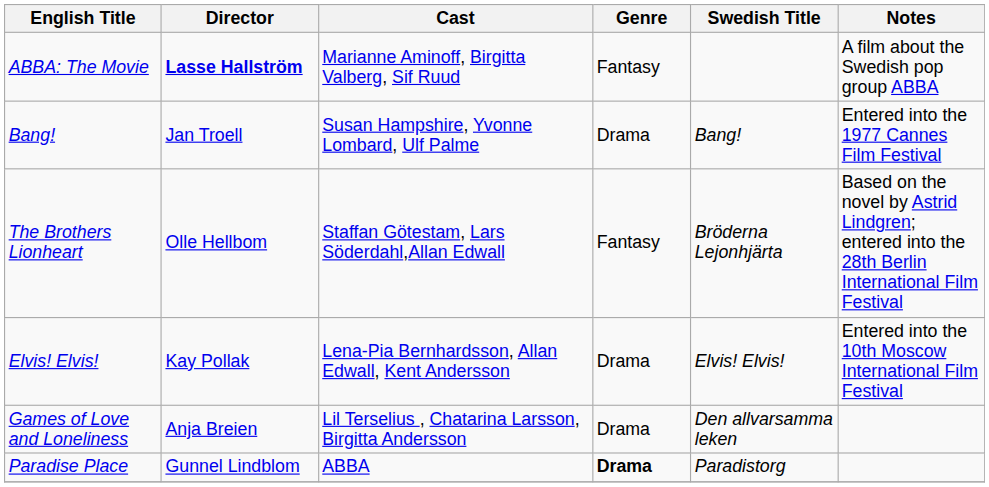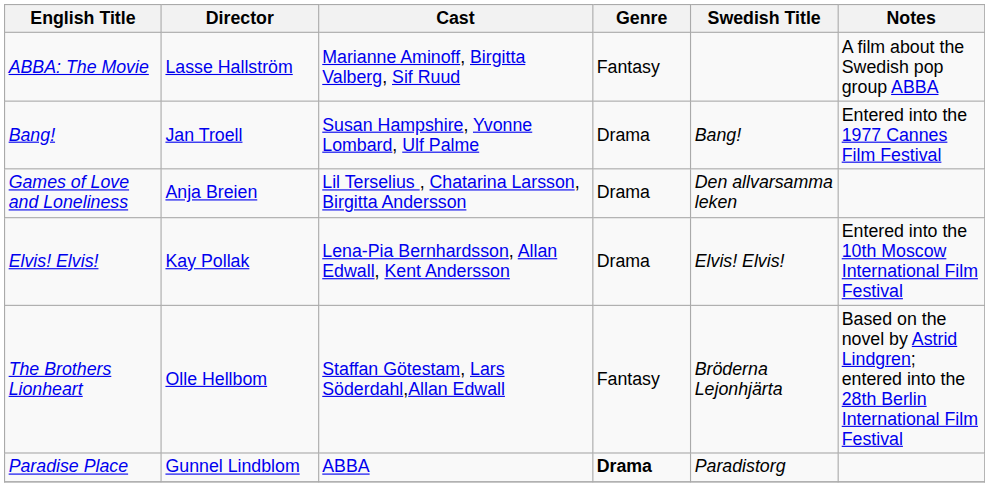(234, 66) bold -> (229, 66) normal
rows swapped: (60, 242) <-> (69, 429)
